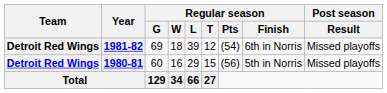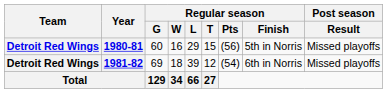rows swapped: (123, 63) <-> (123, 47)
